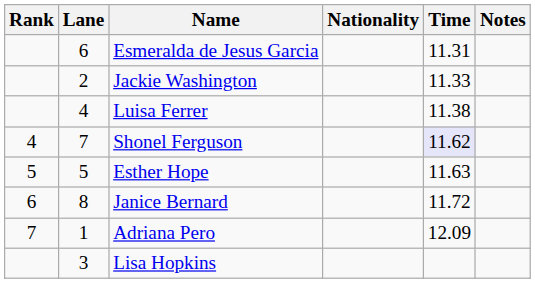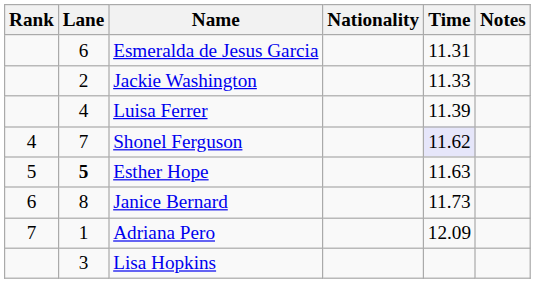(449, 111) 11.38 -> (449, 111) 11.39
(84, 171) normal -> (84, 171) bold
(449, 202) 11.72 -> (449, 202) 11.73
